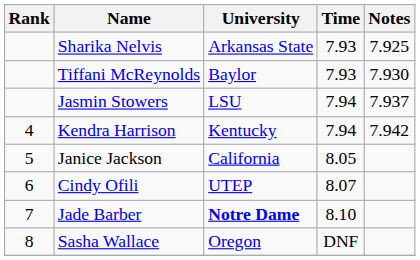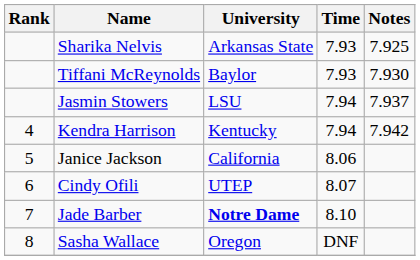(341, 158) 8.05 -> (341, 158) 8.06
